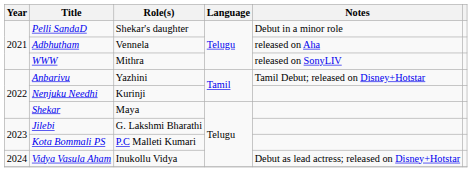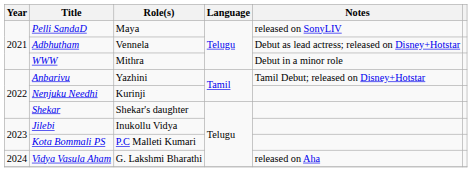(152, 28) Shekar's daughter -> (128, 28) Maya
(299, 28) Debut in a minor role -> (298, 28) released on SonyLIV
(287, 45) released on Aha -> (357, 45) Debut as lead actress; released on Disney+Hotstar
(298, 61) released on SonyLIV -> (299, 61) Debut in a minor role
(128, 110) Maya -> (152, 110) Shekar's daughter
(159, 126) G. Lakshmi Bharathi -> (147, 126) Inukollu Vidya
(147, 158) Inukollu Vidya -> (159, 158) G. Lakshmi Bharathi
(357, 158) Debut as lead actress; released on Disney+Hotstar -> (287, 158) released on Aha
